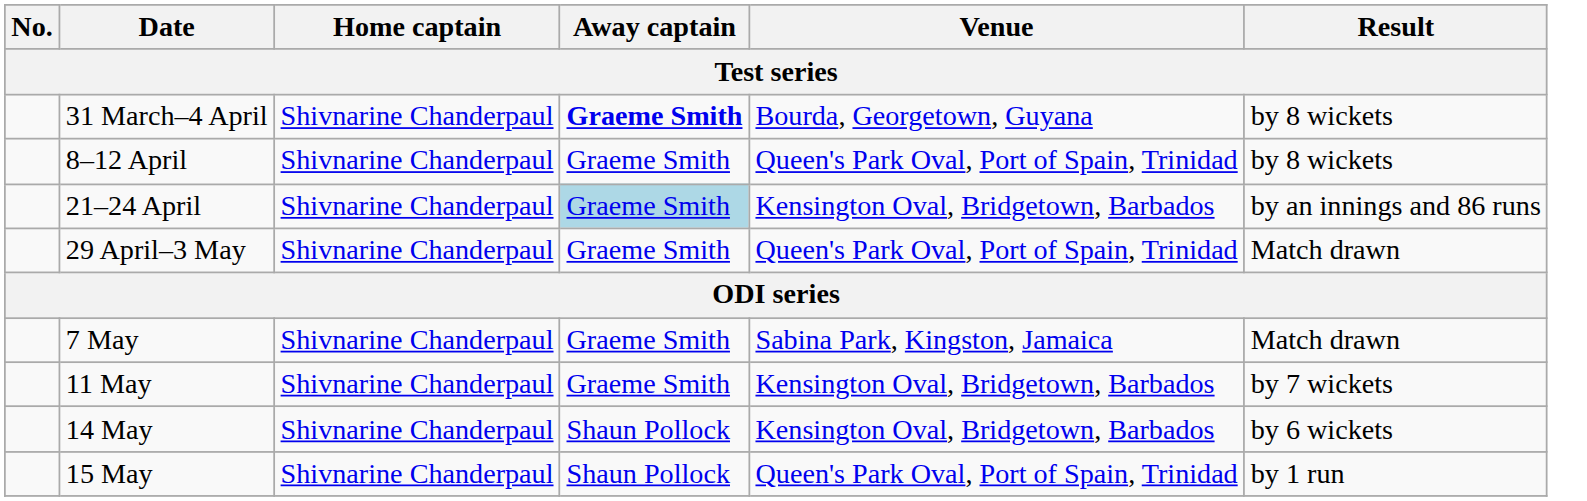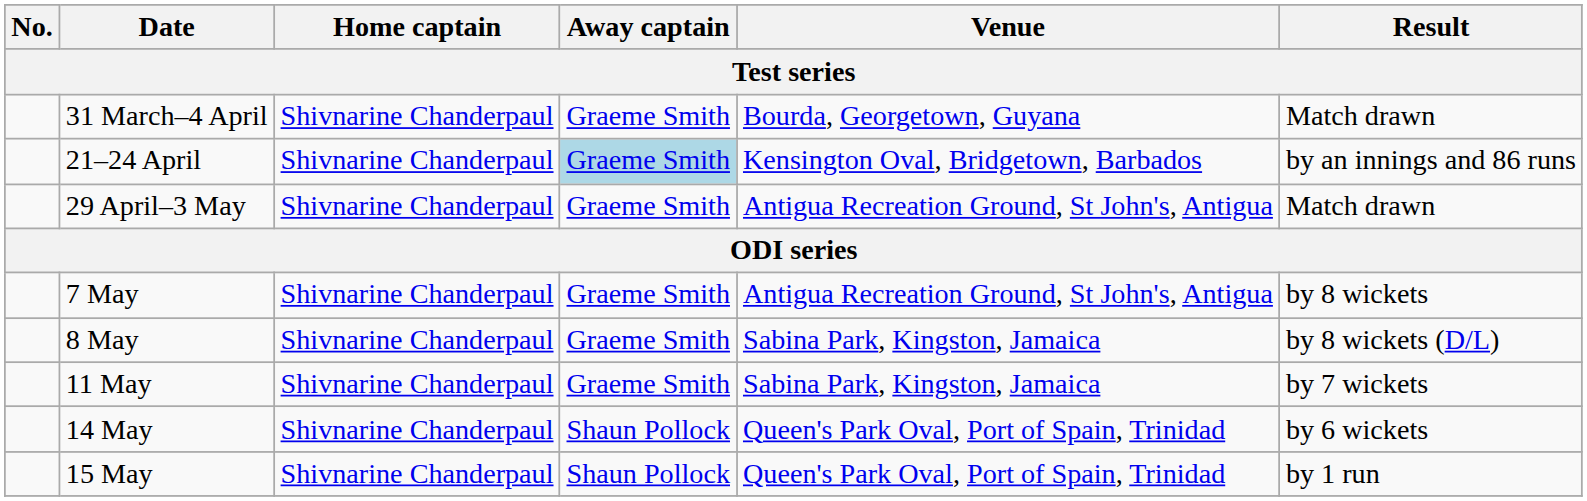(654, 116) bold -> (648, 116) normal
(1322, 116) by 8 wickets -> (1361, 116) Match drawn
- row: (126, 160)
(997, 250) Queen's Park Oval, Port of Spain, Trinidad -> (1008, 205) Antigua Recreation Ground, St John's, Antigua
(934, 339) Sabina Park, Kingston, Jamaica -> (1008, 294) Antigua Recreation Ground, St John's, Antigua
(1325, 339) Match drawn -> (1357, 294) by 8 wickets
+ row: (102, 339)
(985, 384) Kensington Oval, Bridgetown, Barbados -> (922, 384) Sabina Park, Kingston, Jamaica
(985, 428) Kensington Oval, Bridgetown, Barbados -> (984, 428) Queen's Park Oval, Port of Spain, Trinidad
